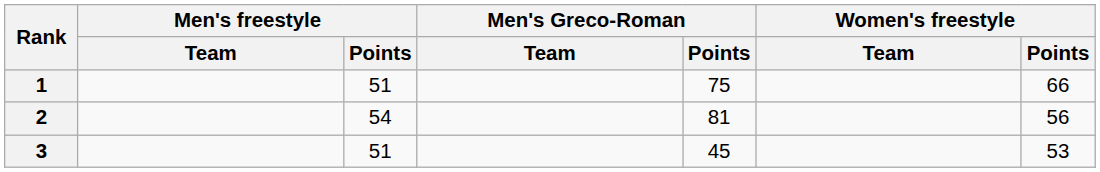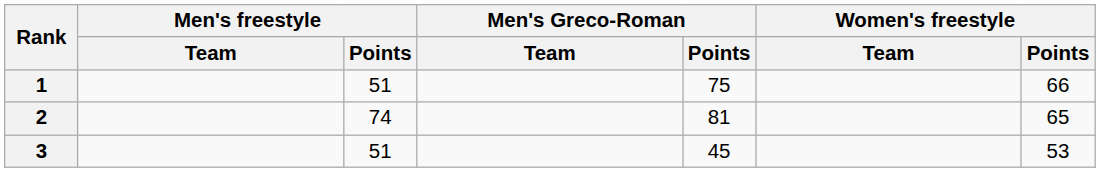(380, 118) 54 -> (380, 118) 74
(1058, 118) 56 -> (1058, 118) 65
